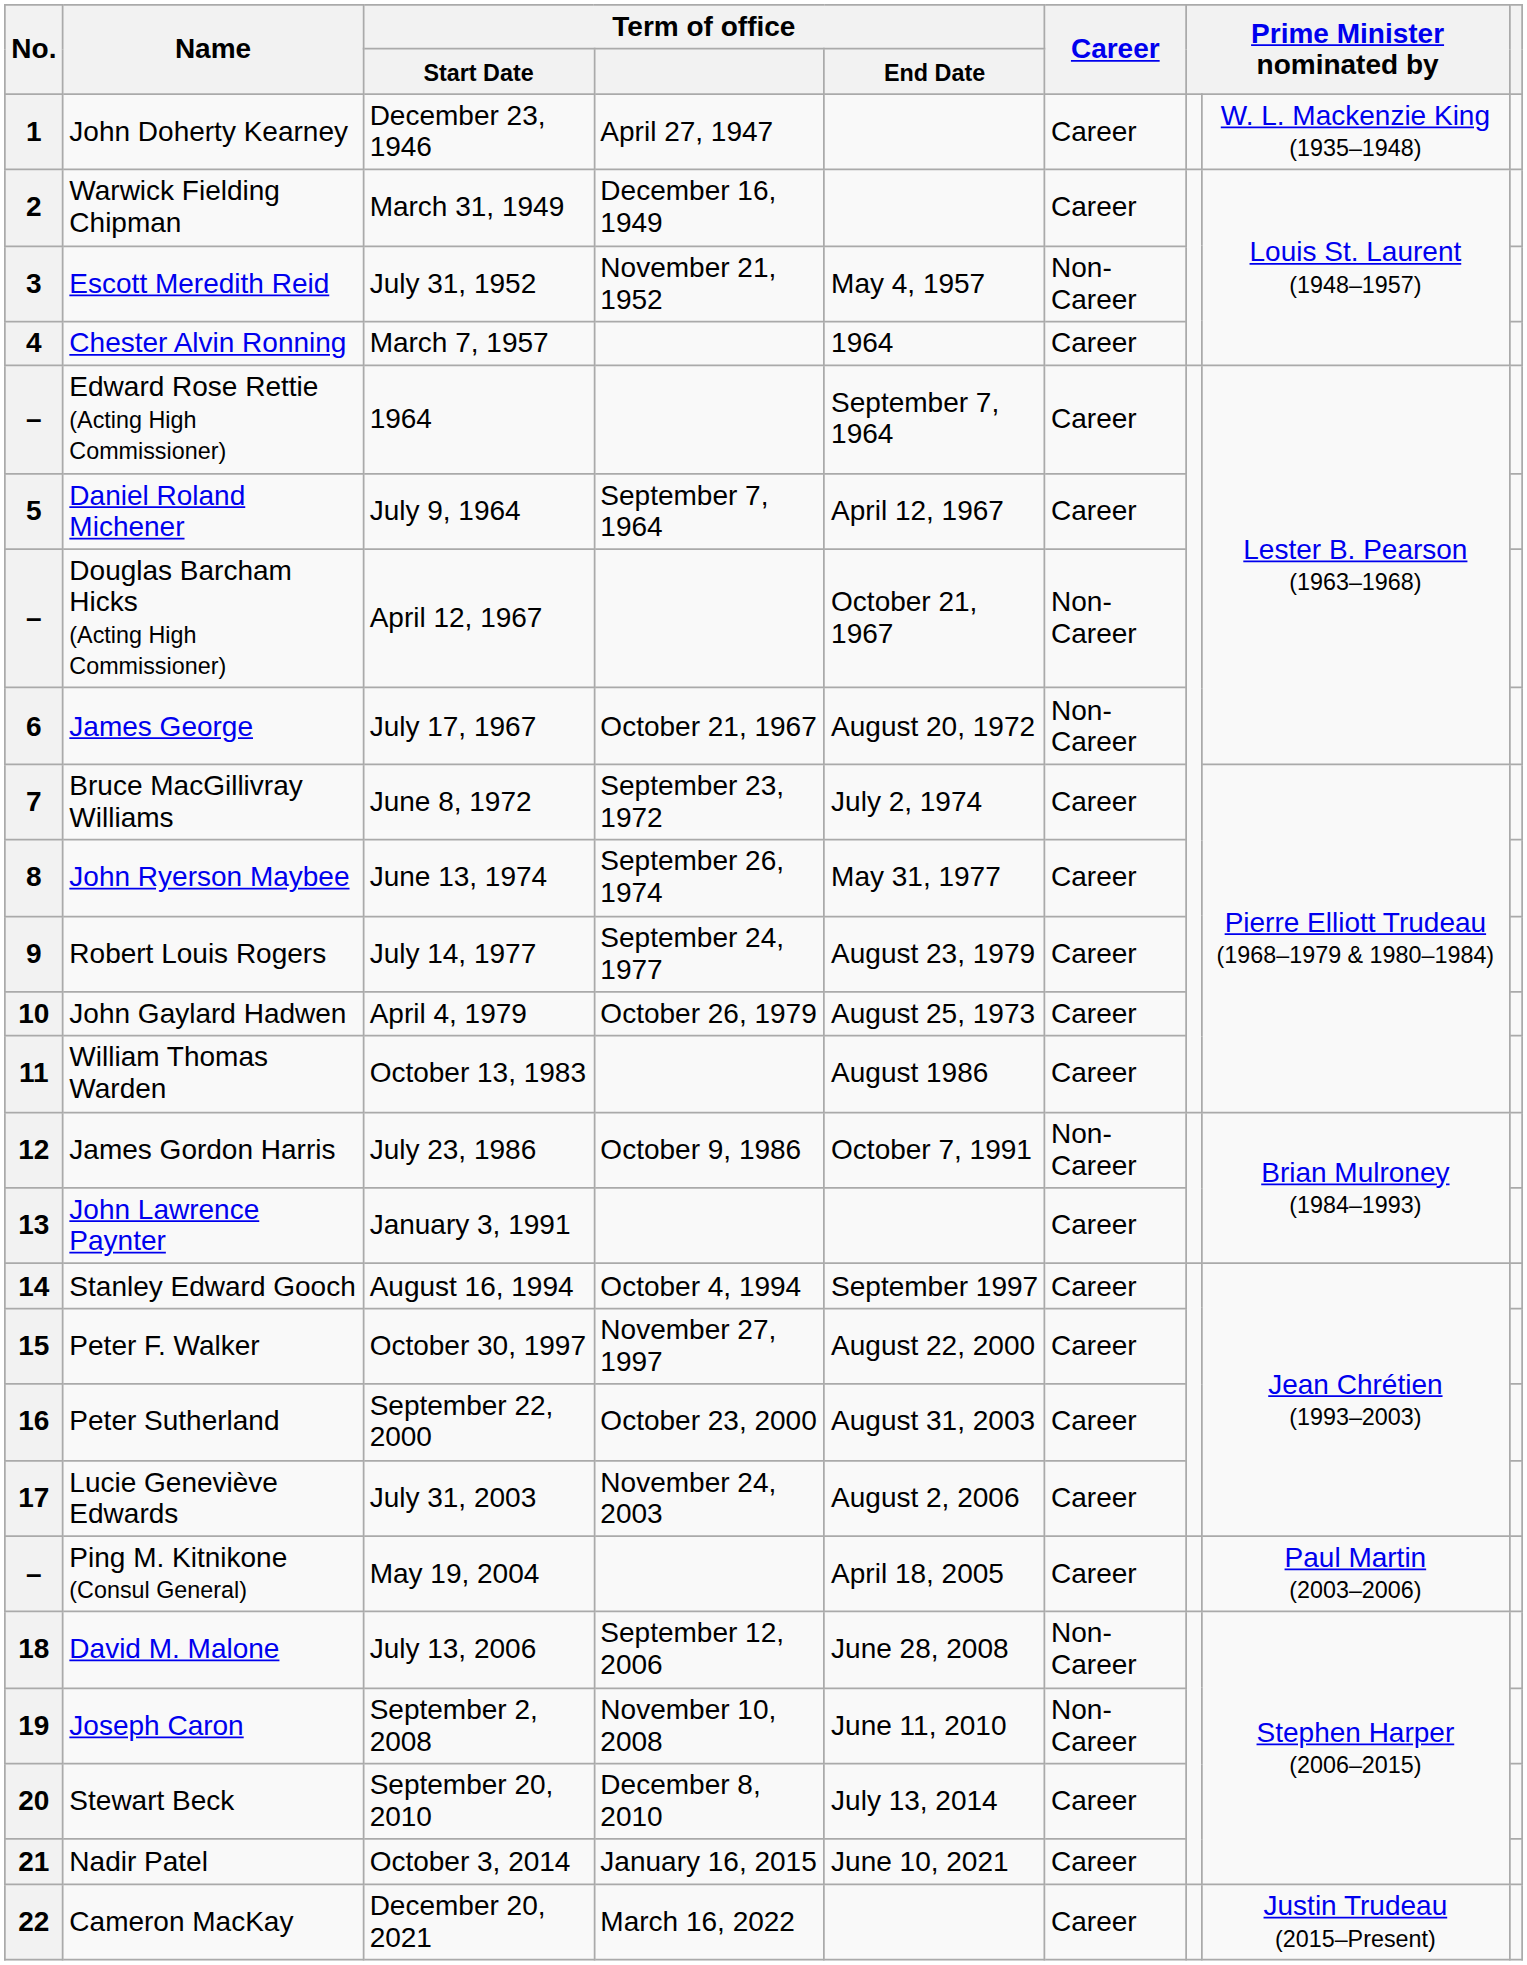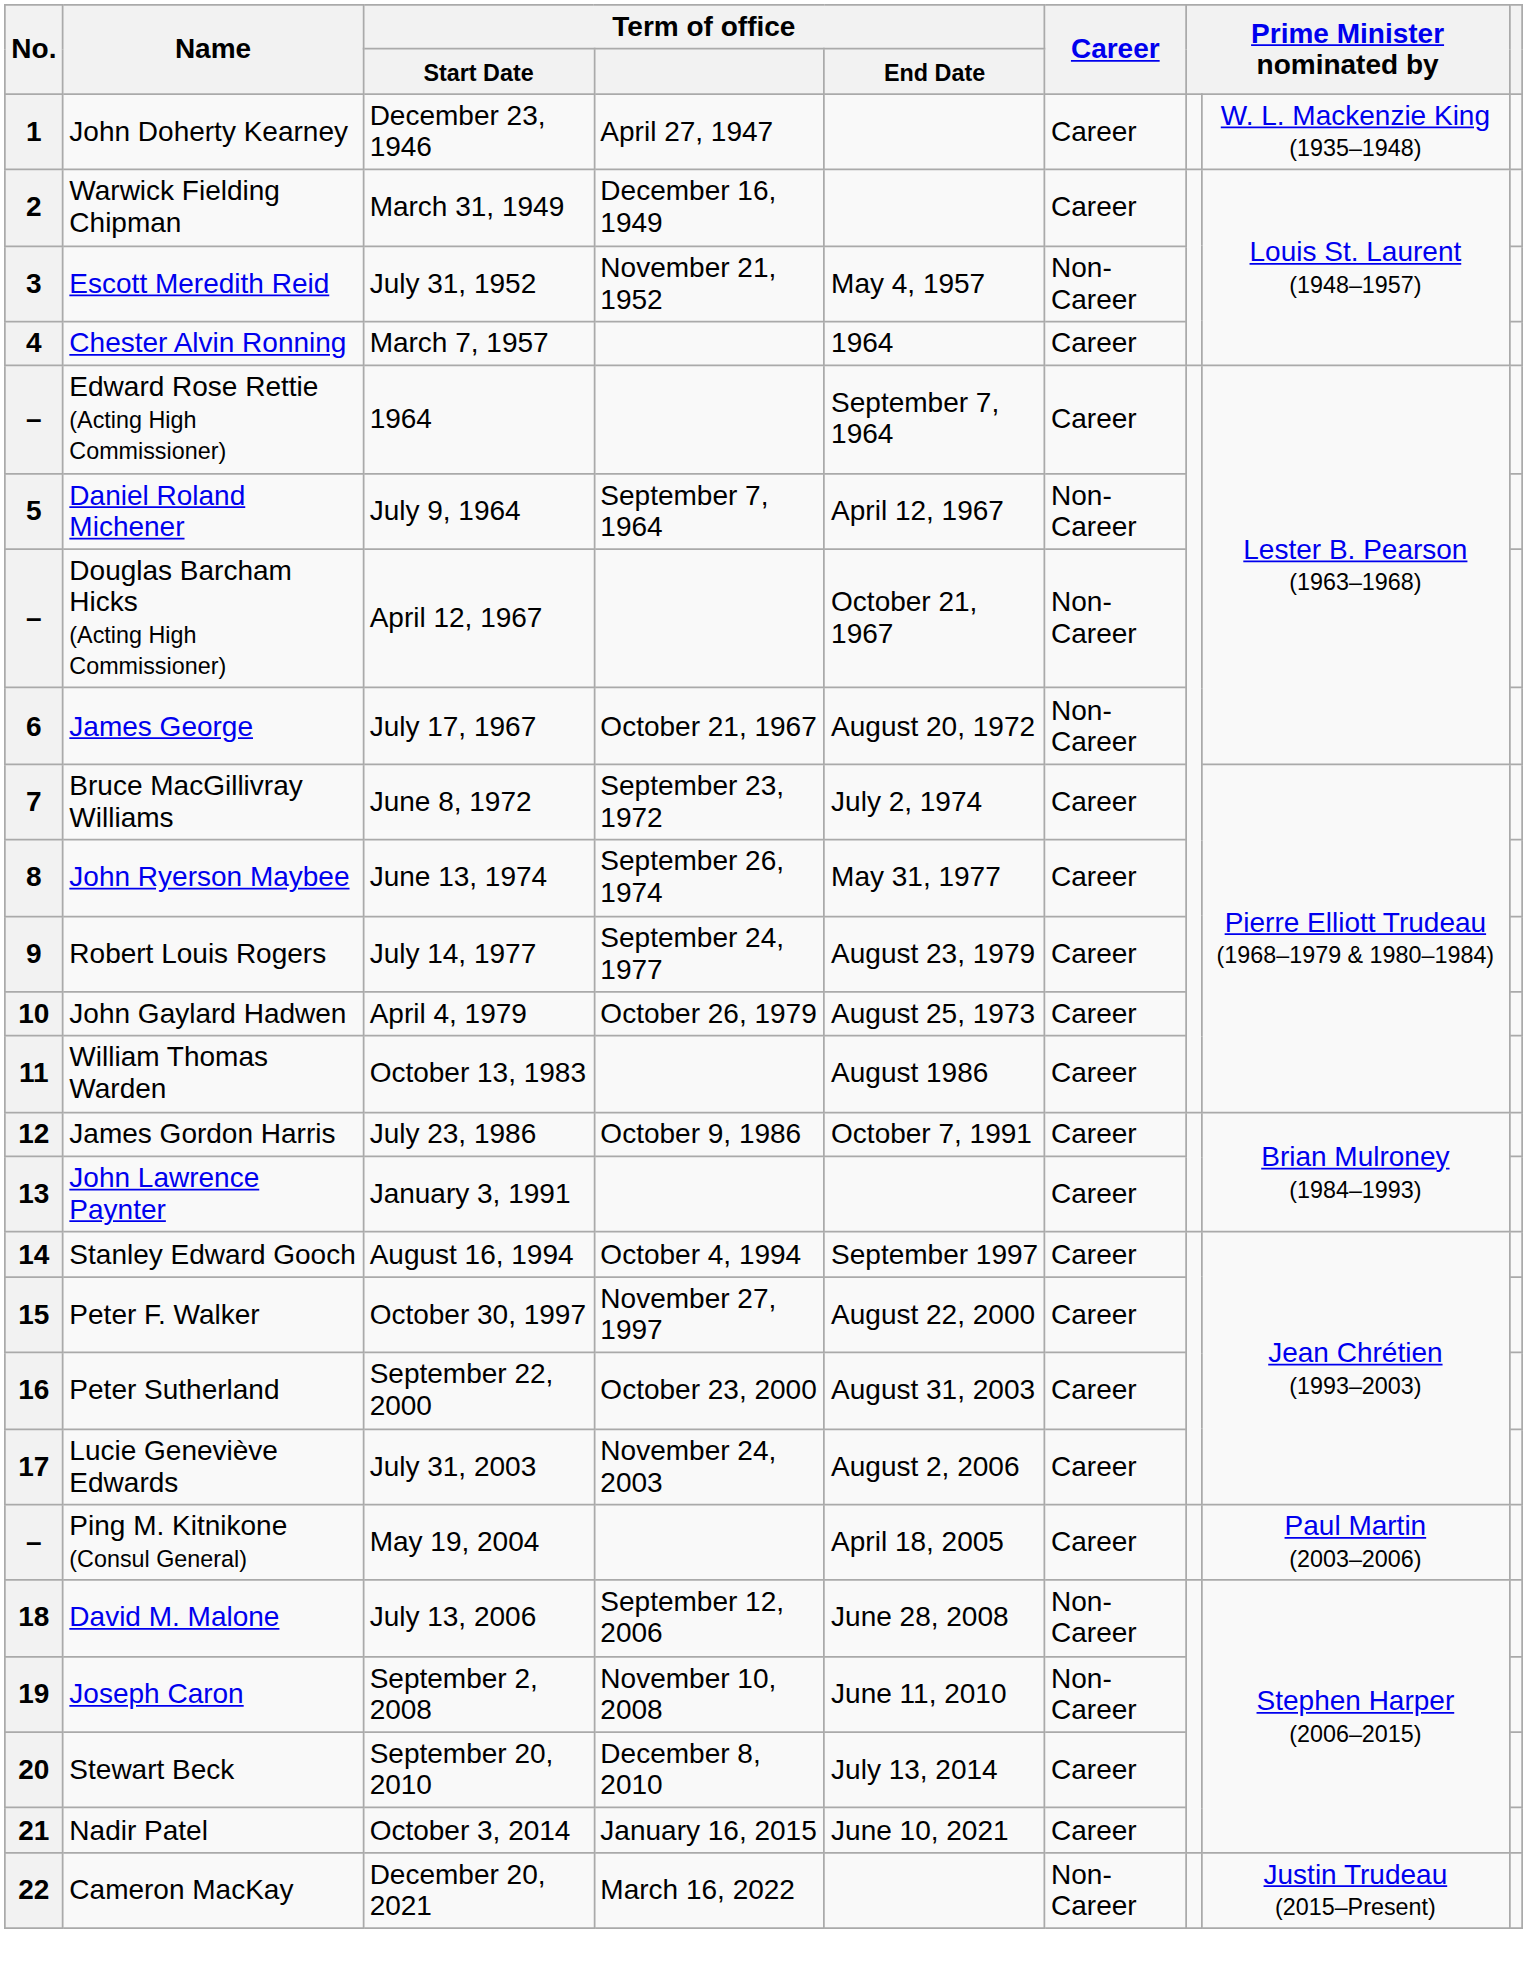(1094, 510) Career -> (1094, 510) Non-Career
(1094, 1149) Non-Career -> (1094, 1133) Career
(1094, 1921) Career -> (1094, 1890) Non-Career
